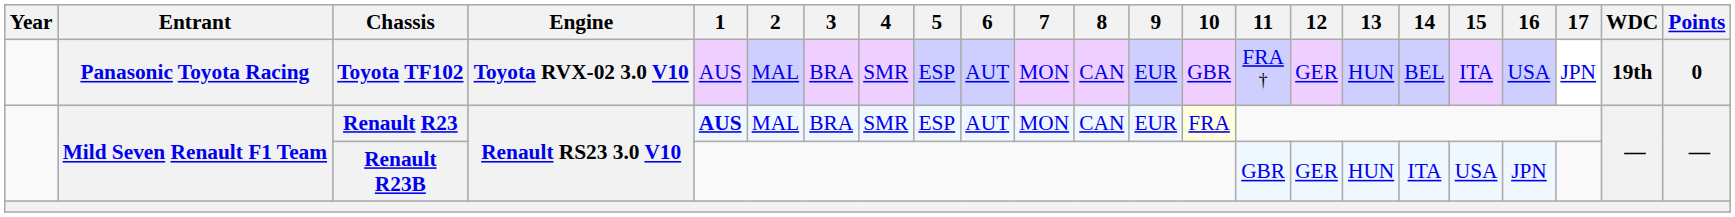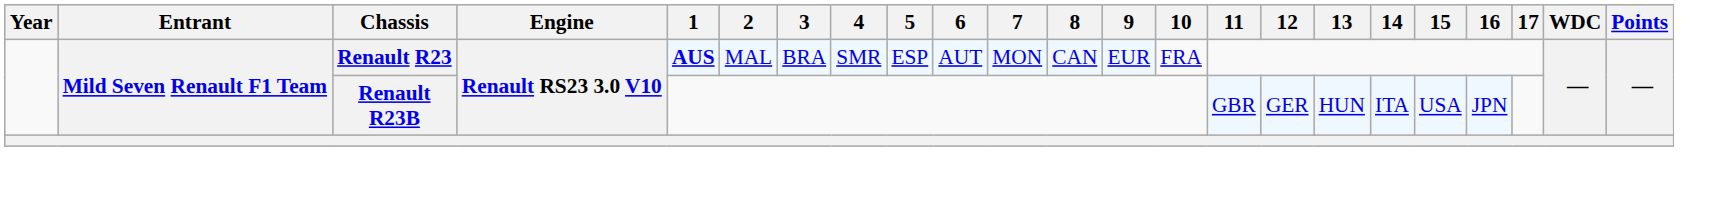- row: (400, 72)
(1209, 122) lightyellow background -> (1181, 56) no background
